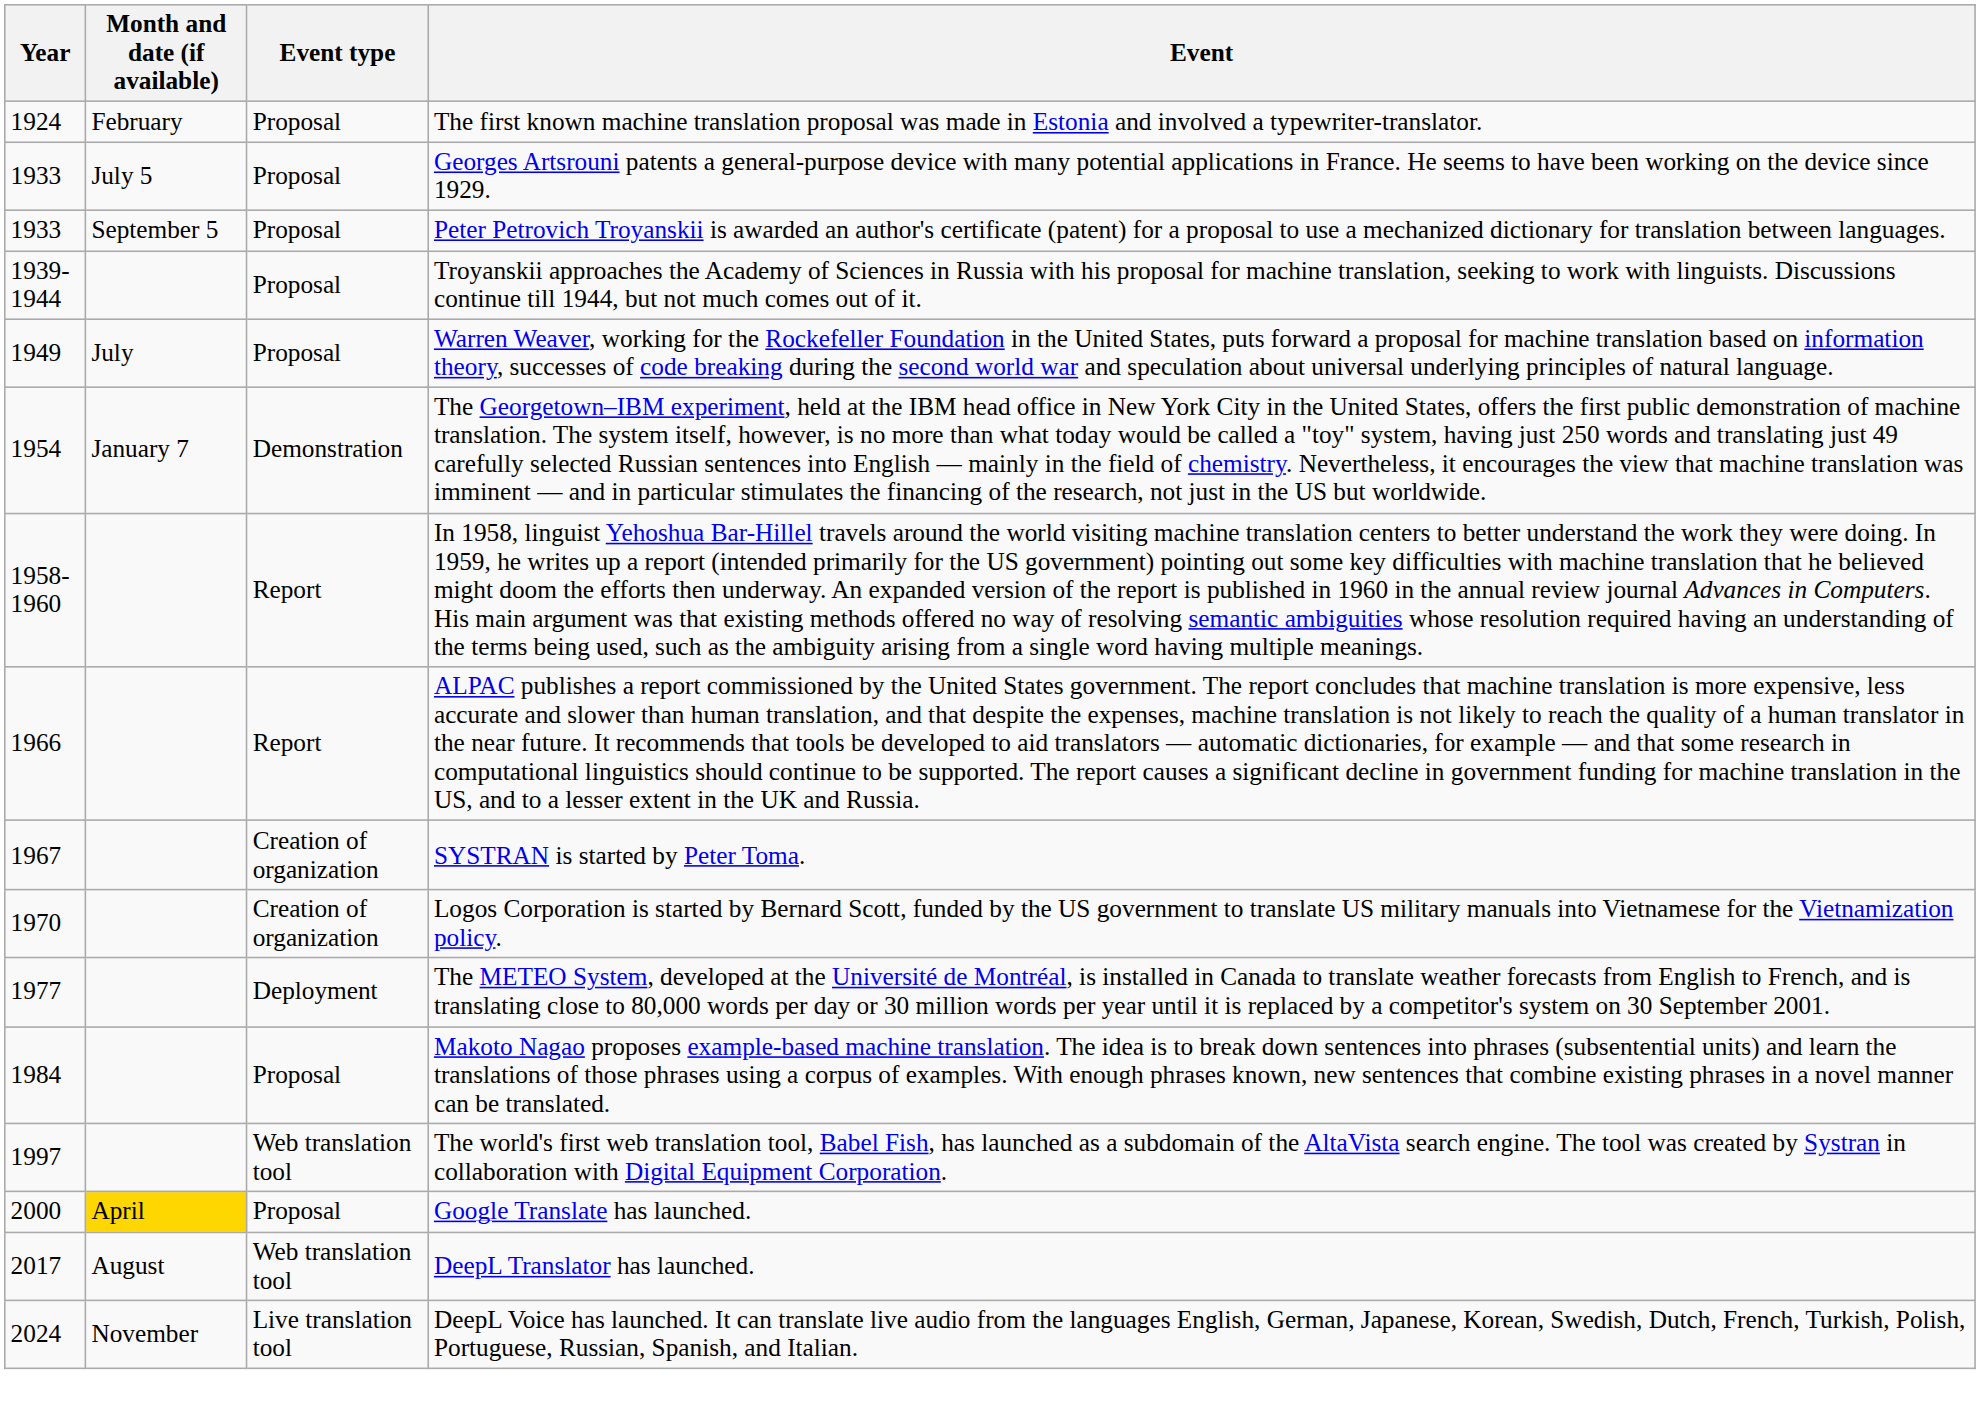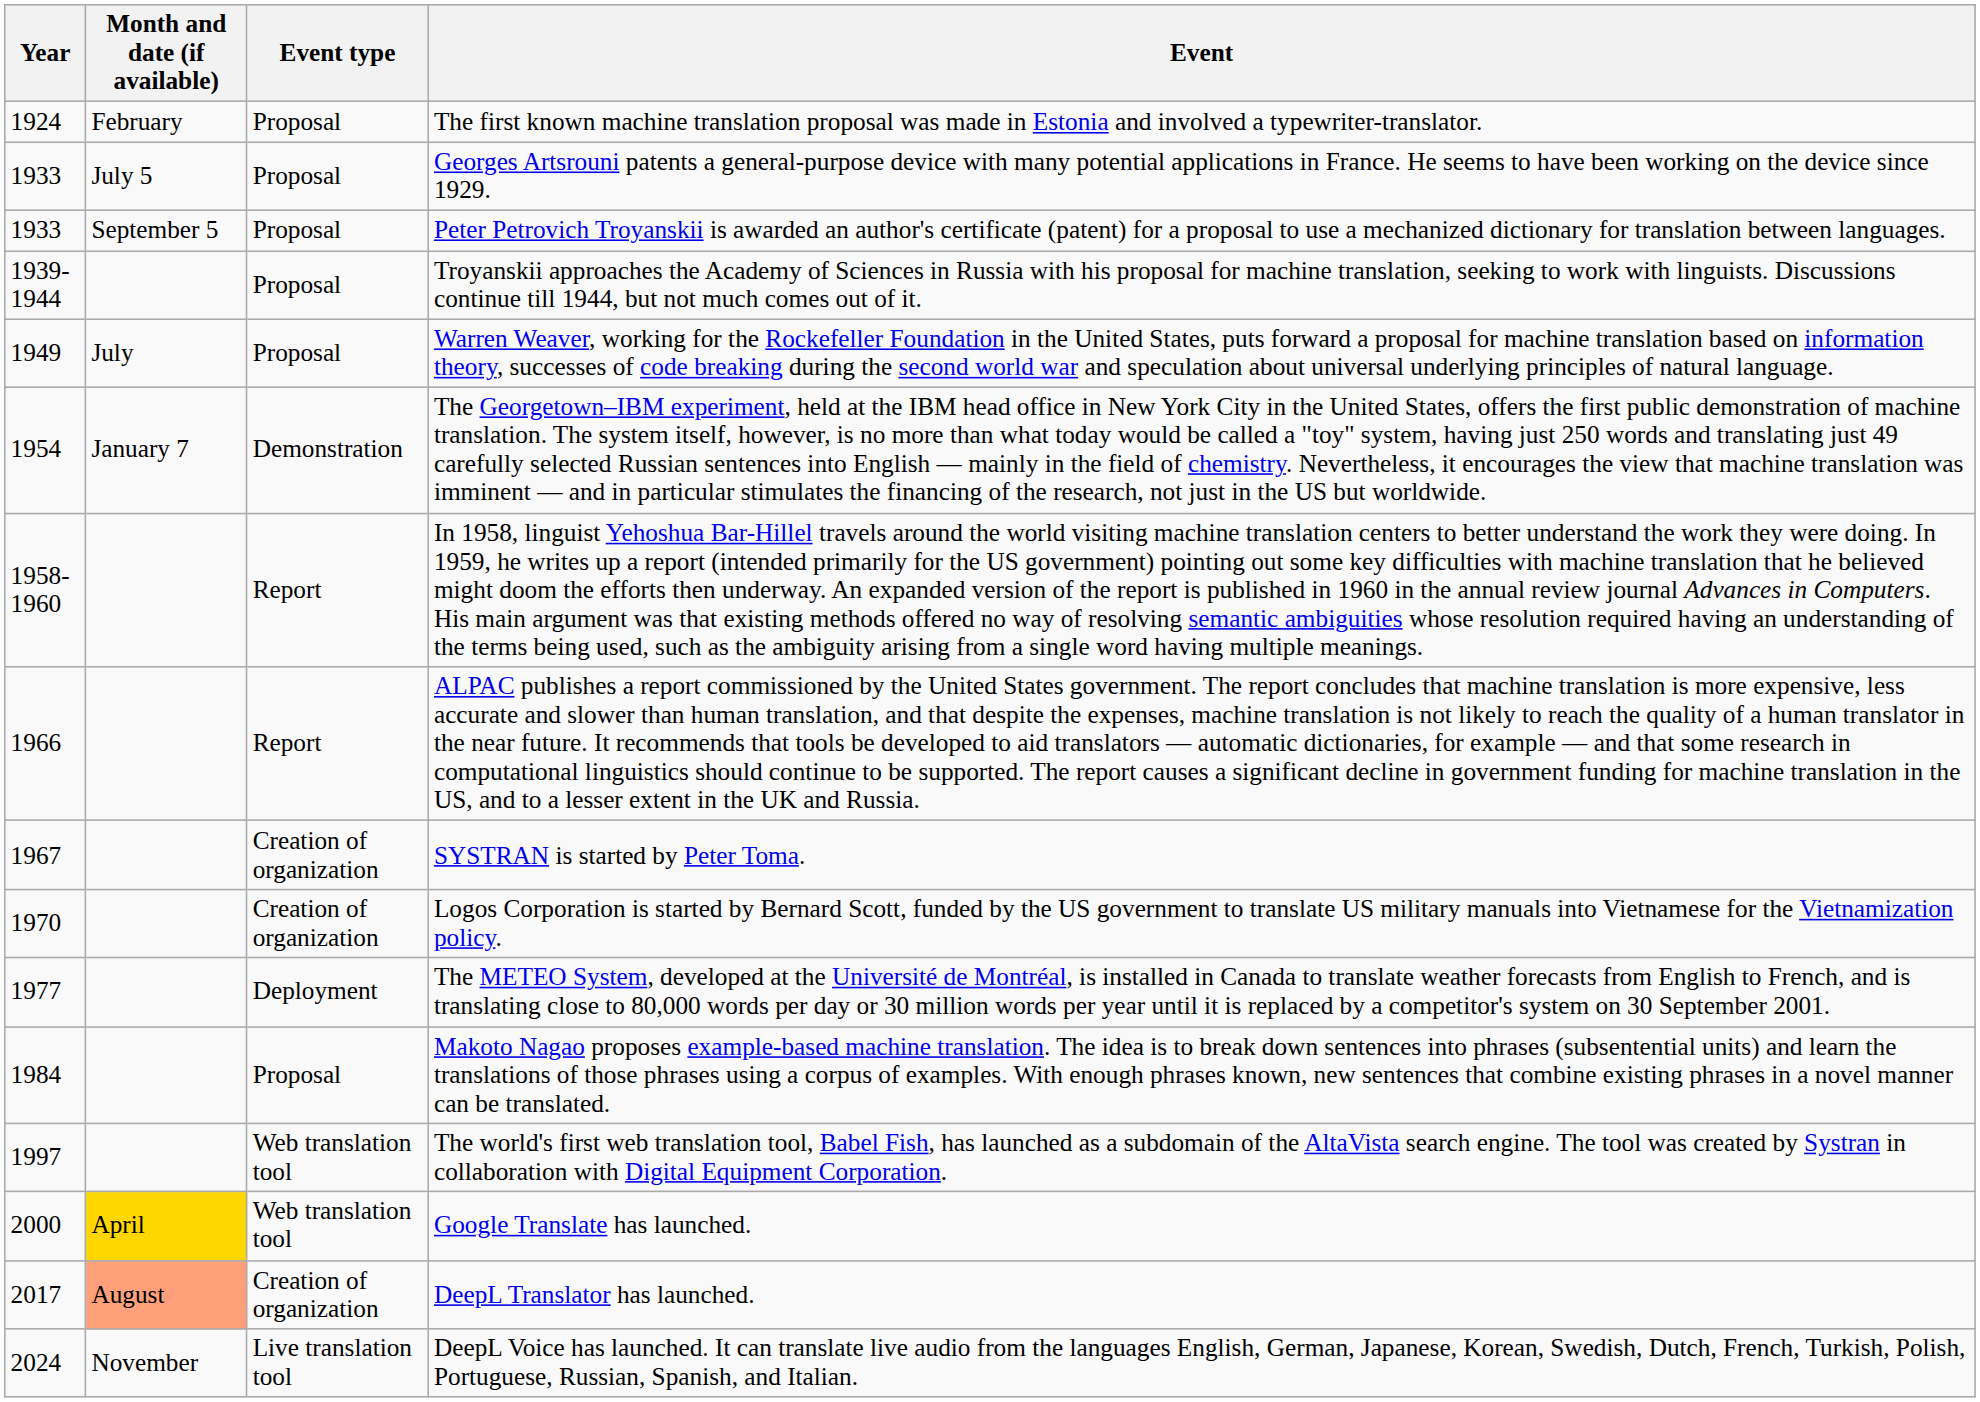(297, 1211) Proposal -> (332, 1225) Web translation tool
(128, 1265) no background -> (128, 1294) lightsalmon background
(332, 1265) Web translation tool -> (316, 1294) Creation of organization
